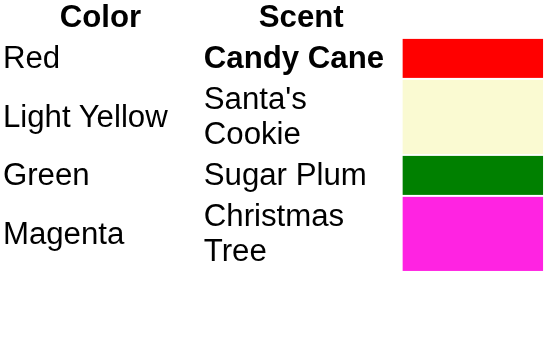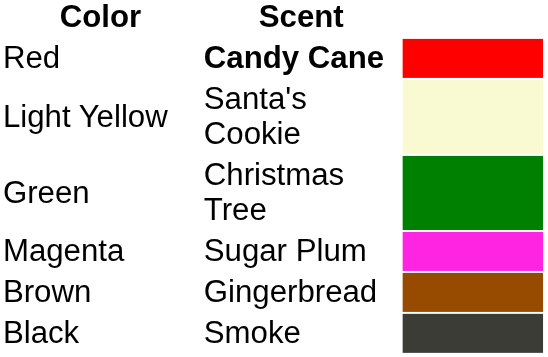(285, 174) Sugar Plum -> (274, 192) Christmas Tree
(274, 233) Christmas Tree -> (285, 250) Sugar Plum
+ row: (47, 291)
+ row: (41, 332)
